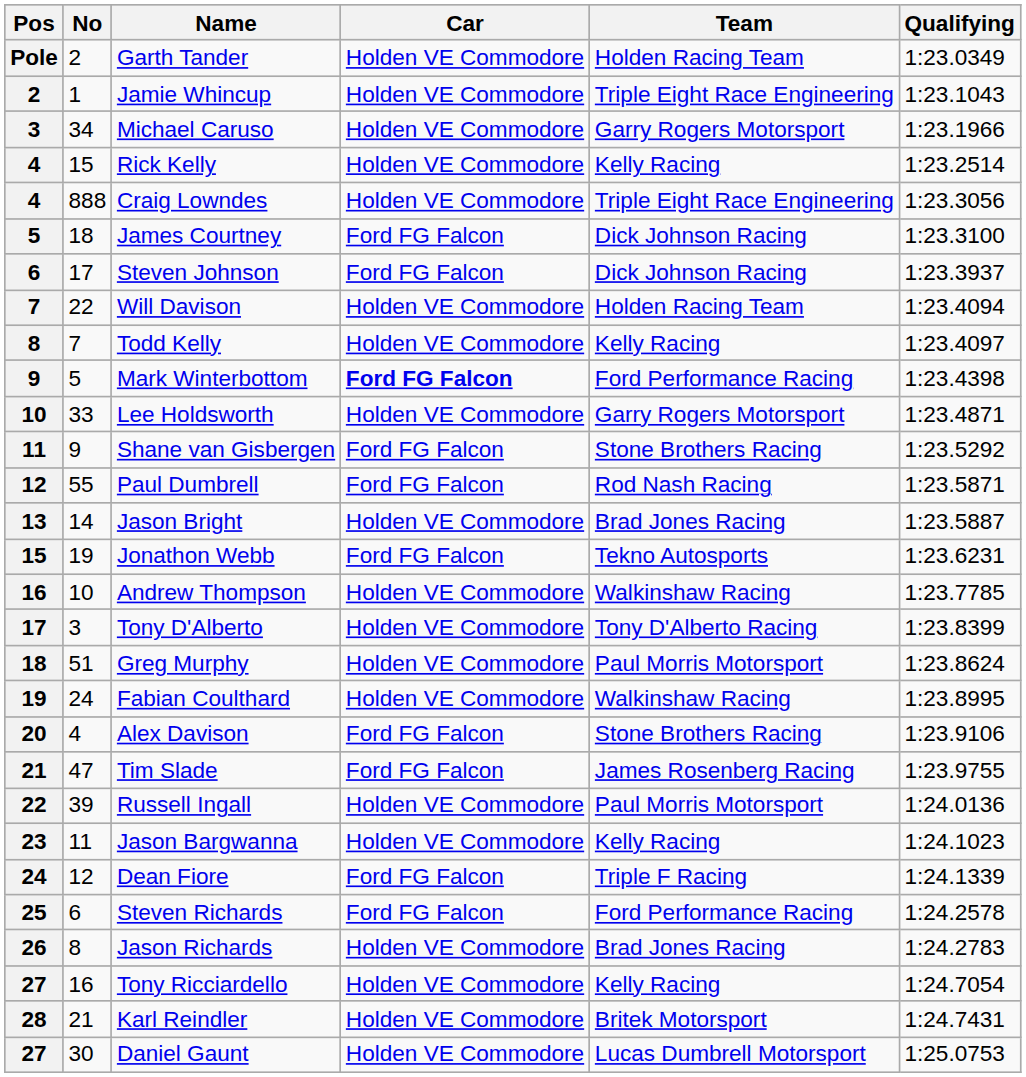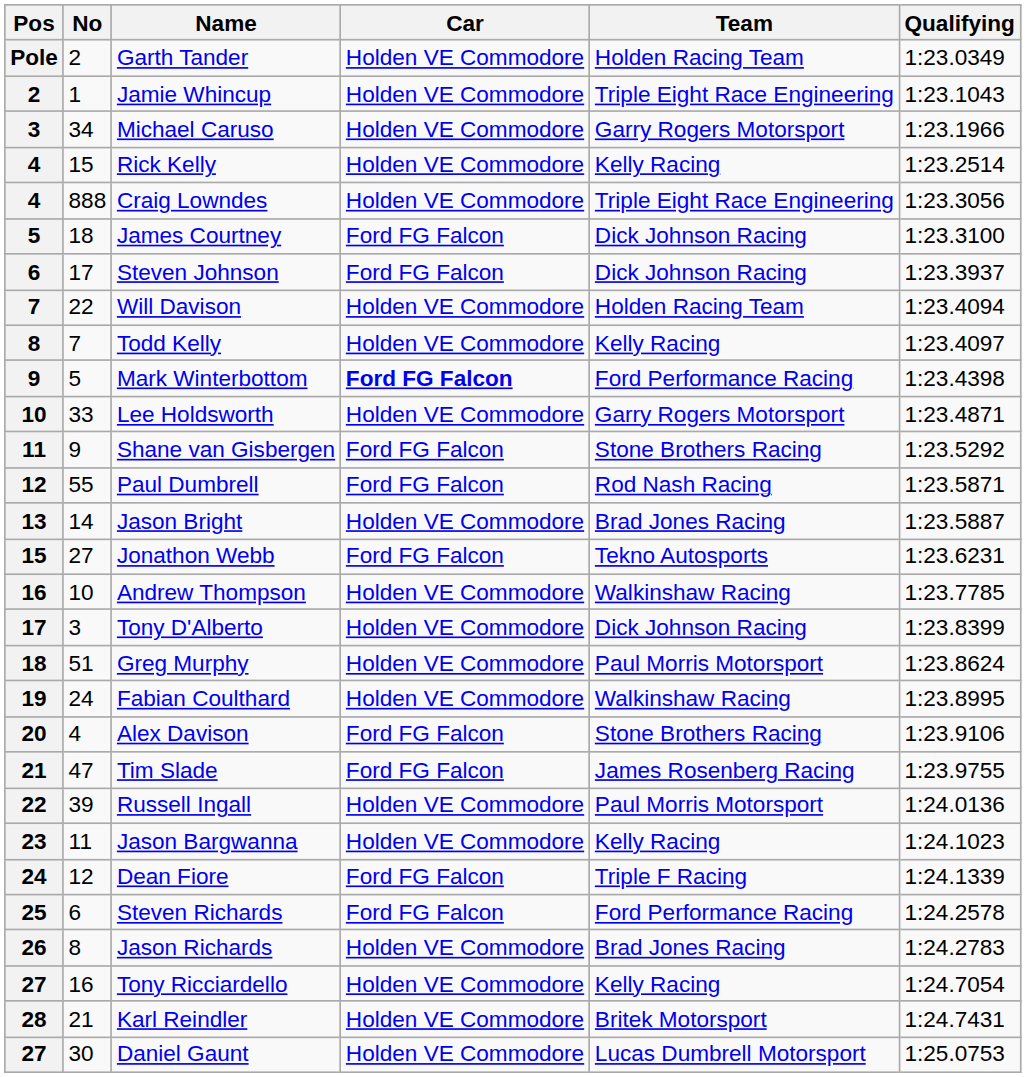(81, 556) 19 -> (81, 556) 27
(706, 627) Tony D'Alberto Racing -> (701, 627) Dick Johnson Racing
